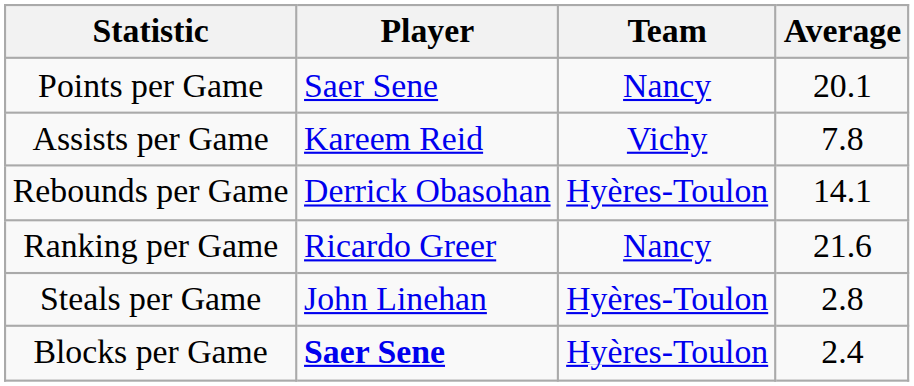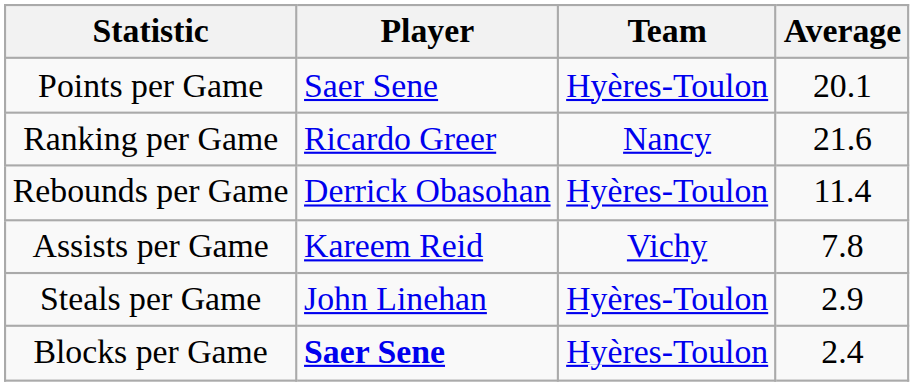(667, 84) Nancy -> (667, 84) Hyères-Toulon
rows swapped: (151, 245) <-> (151, 138)
(842, 191) 14.1 -> (842, 191) 11.4
(842, 298) 2.8 -> (842, 298) 2.9
